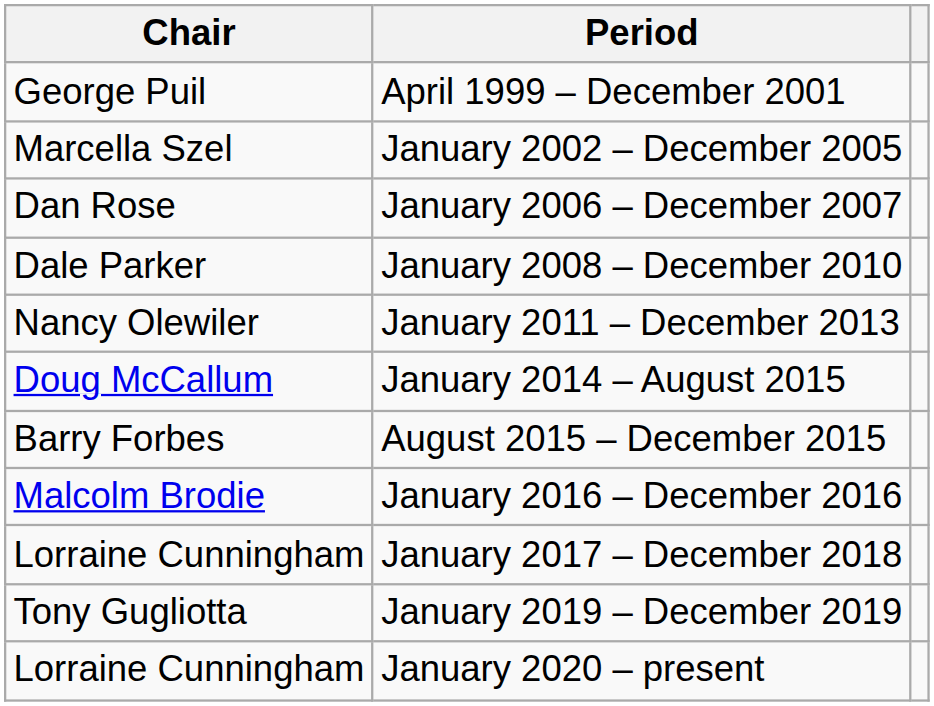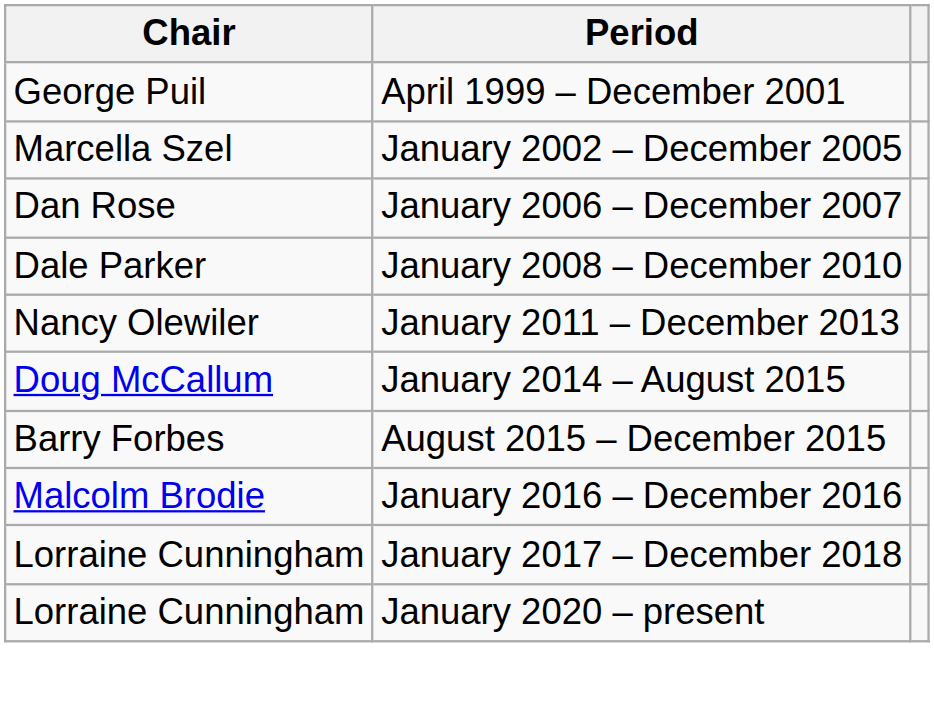- row: (642, 611)
